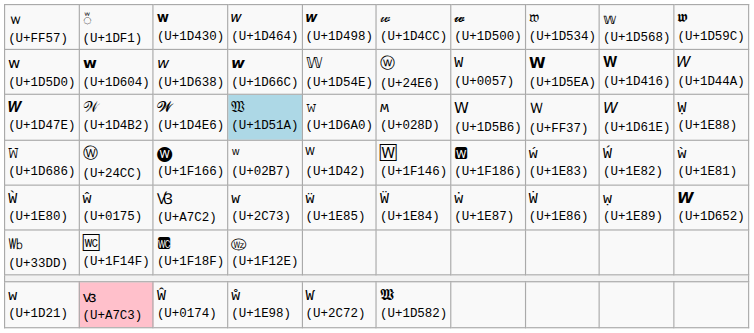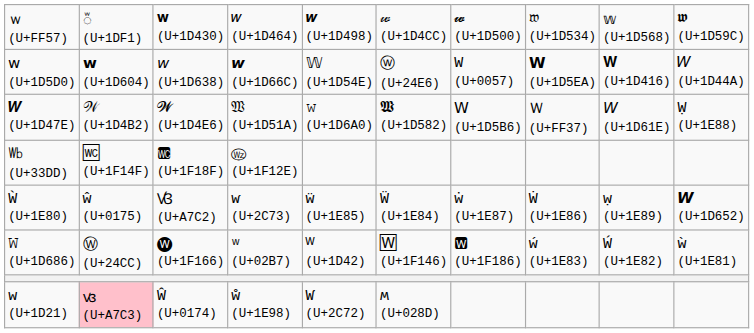(265, 117) lightblue background -> (265, 117) no background
(410, 117) ʍ (U+028D) -> (414, 117) 𝖂 (U+1D582)
rows swapped: (42, 162) <-> (38, 253)
(414, 304) 𝖂 (U+1D582) -> (410, 304) ʍ (U+028D)
